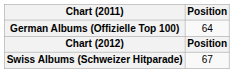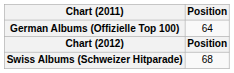(207, 60) 67 -> (207, 60) 68
